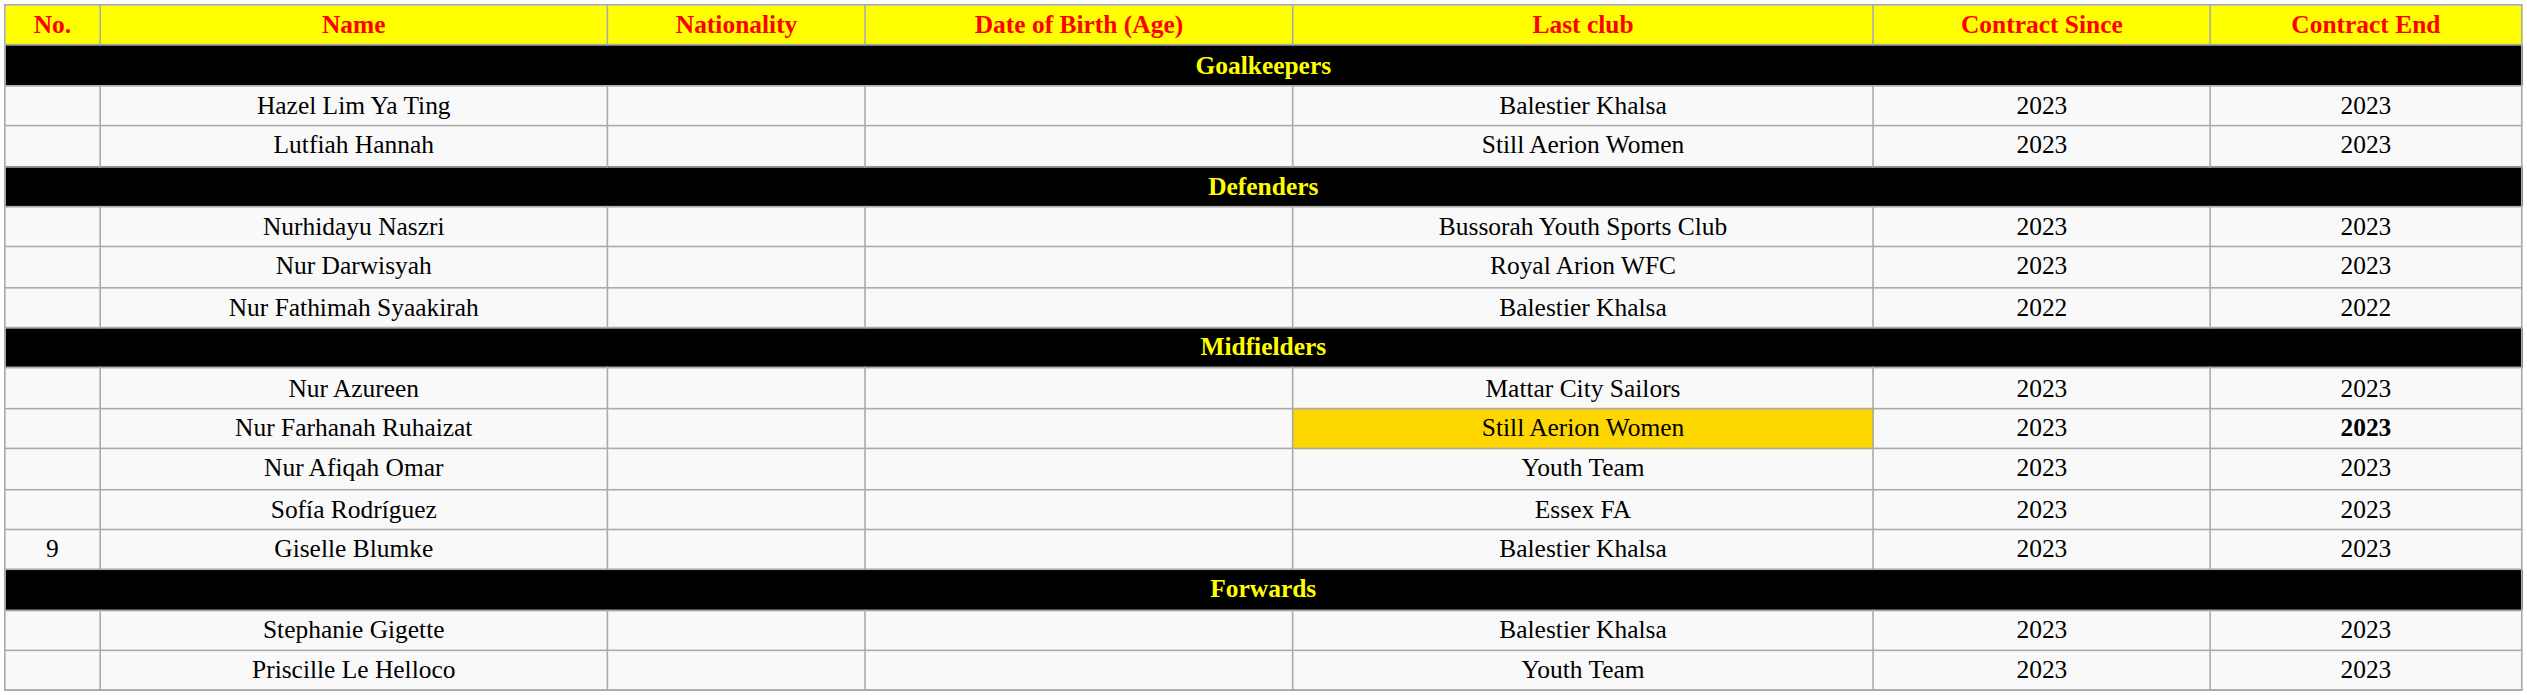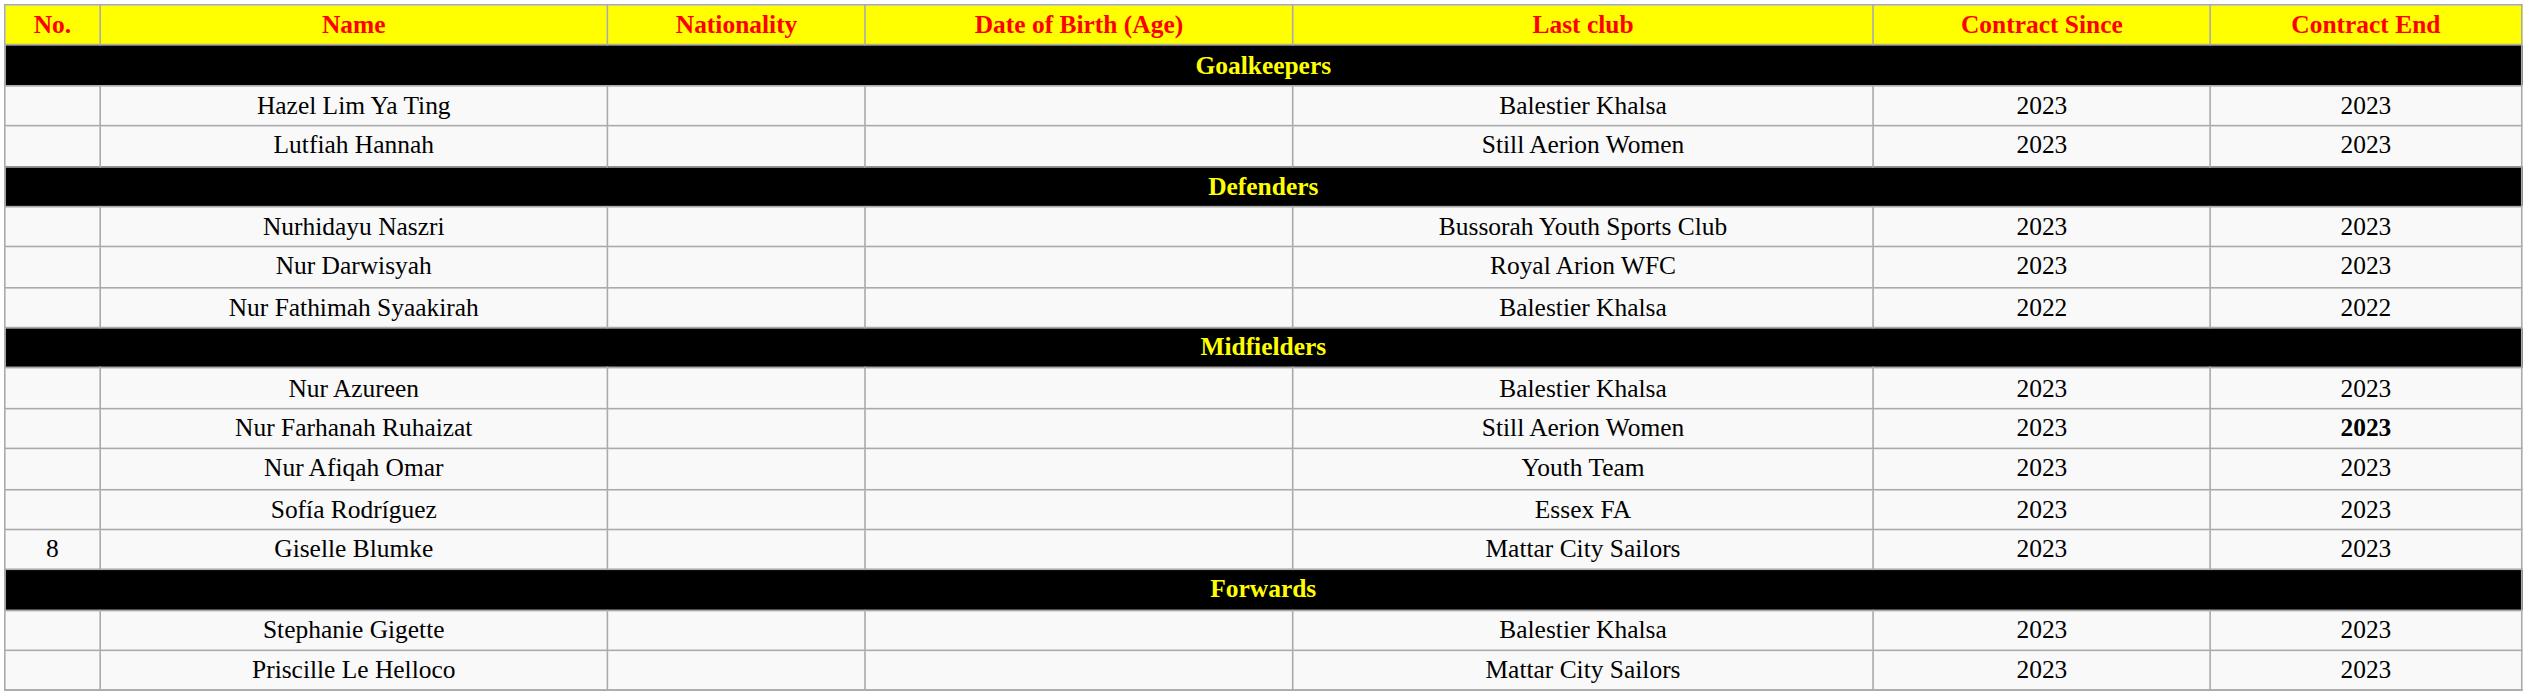(1583, 387) Mattar City Sailors -> (1583, 387) Balestier Khalsa
(1583, 428) gold background -> (1583, 428) no background
(52, 549) 9 -> (52, 549) 8
(1583, 549) Balestier Khalsa -> (1583, 549) Mattar City Sailors
(1583, 670) Youth Team -> (1583, 670) Mattar City Sailors
